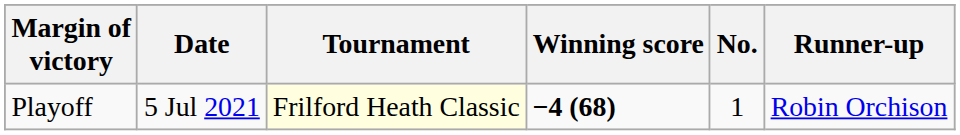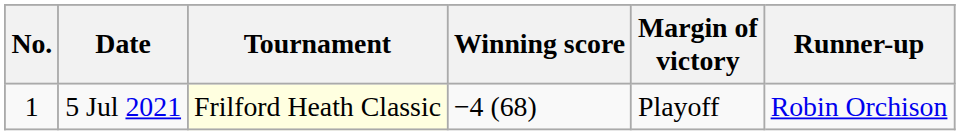columns swapped: (737, 44) <-> (71, 44)
(574, 106) bold -> (495, 106) normal
